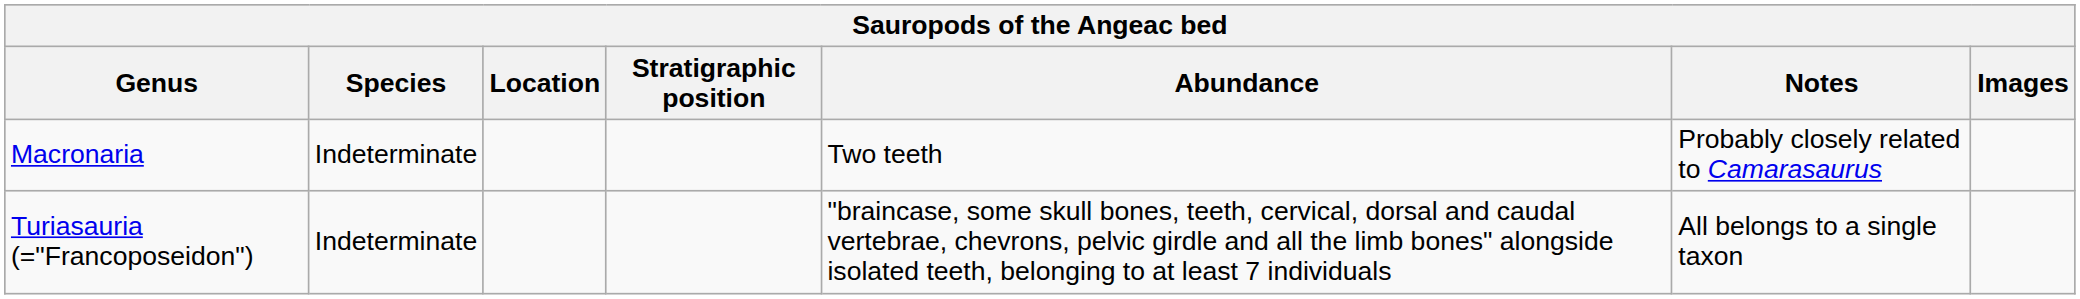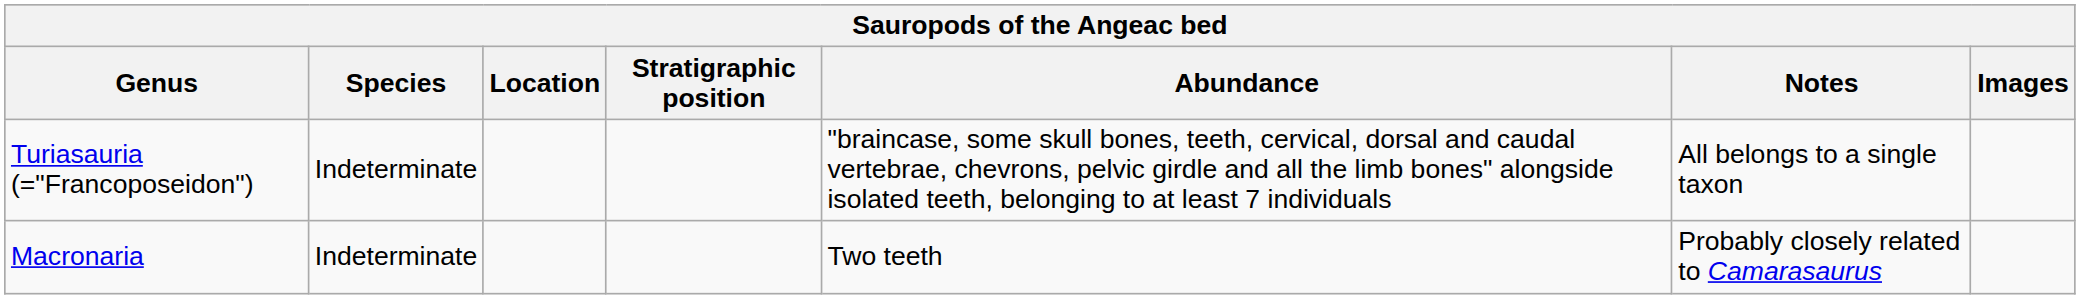rows swapped: (132, 241) <-> (77, 154)
